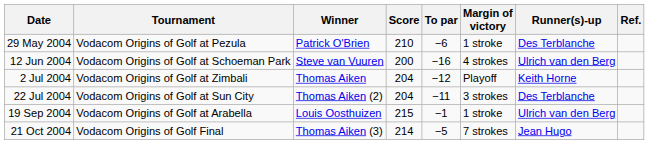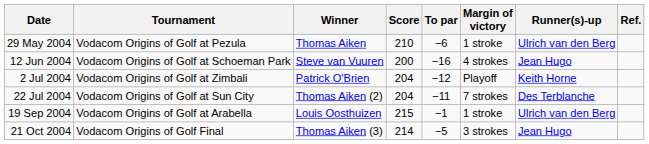(333, 43) Patrick O'Brien -> (331, 43) Thomas Aiken
(556, 43) Des Terblanche -> (567, 43) Ulrich van den Berg
(567, 61) Ulrich van den Berg -> (545, 61) Jean Hugo
(331, 78) Thomas Aiken -> (333, 78) Patrick O'Brien
(485, 96) 3 strokes -> (485, 96) 7 strokes
(485, 131) 7 strokes -> (485, 131) 3 strokes
